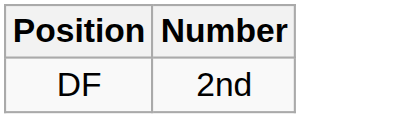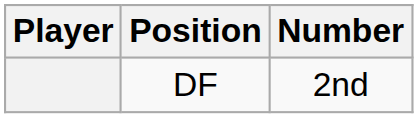+ column: (63, 31)
